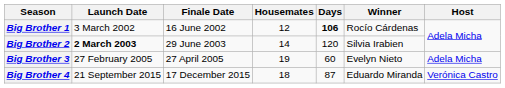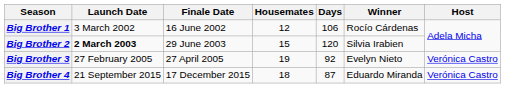(330, 28) bold -> (330, 28) normal
(284, 43) 14 -> (284, 43) 15
(330, 59) 60 -> (330, 59) 92
(454, 59) Adela Micha -> (462, 59) Verónica Castro
